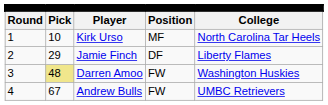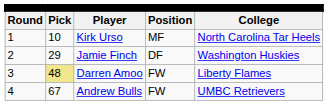(234, 56) Liberty Flames -> (248, 56) Washington Huskies
(248, 74) Washington Huskies -> (234, 74) Liberty Flames
